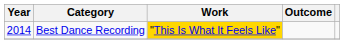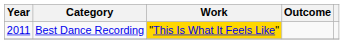(19, 30) 2014 -> (19, 30) 2011
